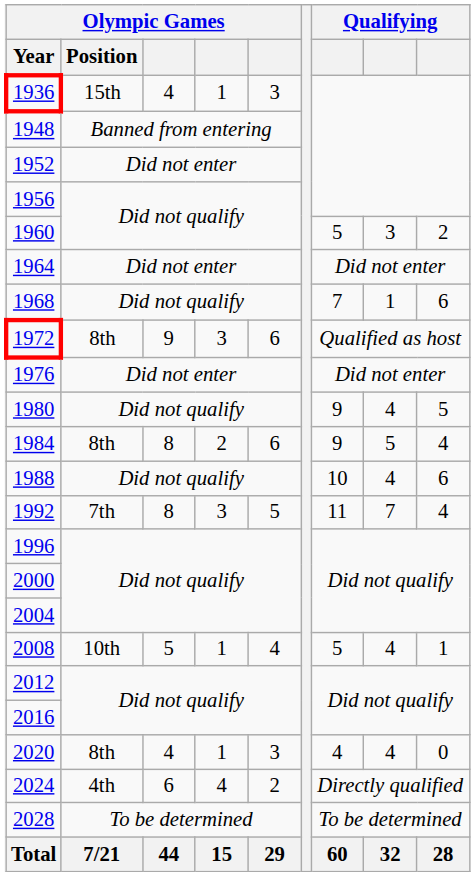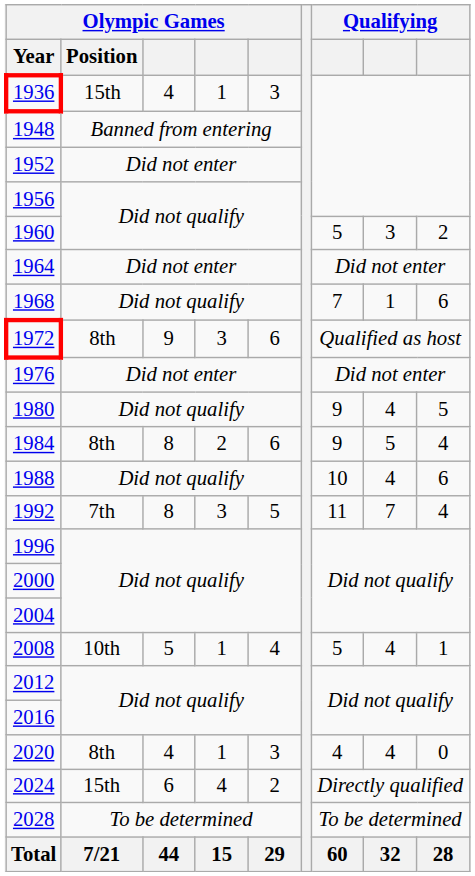(102, 785) 4th -> (102, 785) 15th
